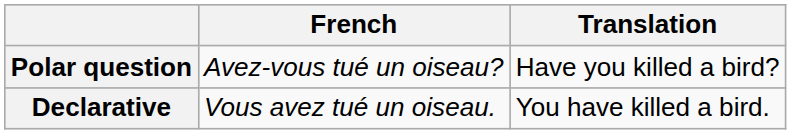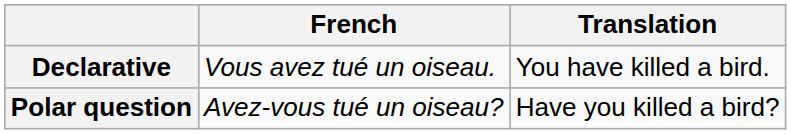rows swapped: (101, 107) <-> (101, 66)
